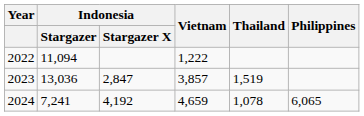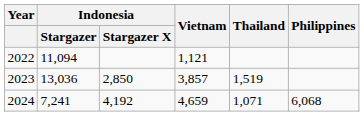(193, 57) 1,222 -> (193, 57) 1,121
(118, 79) 2,847 -> (118, 79) 2,850
(248, 100) 1,078 -> (248, 100) 1,071
(306, 100) 6,065 -> (306, 100) 6,068
